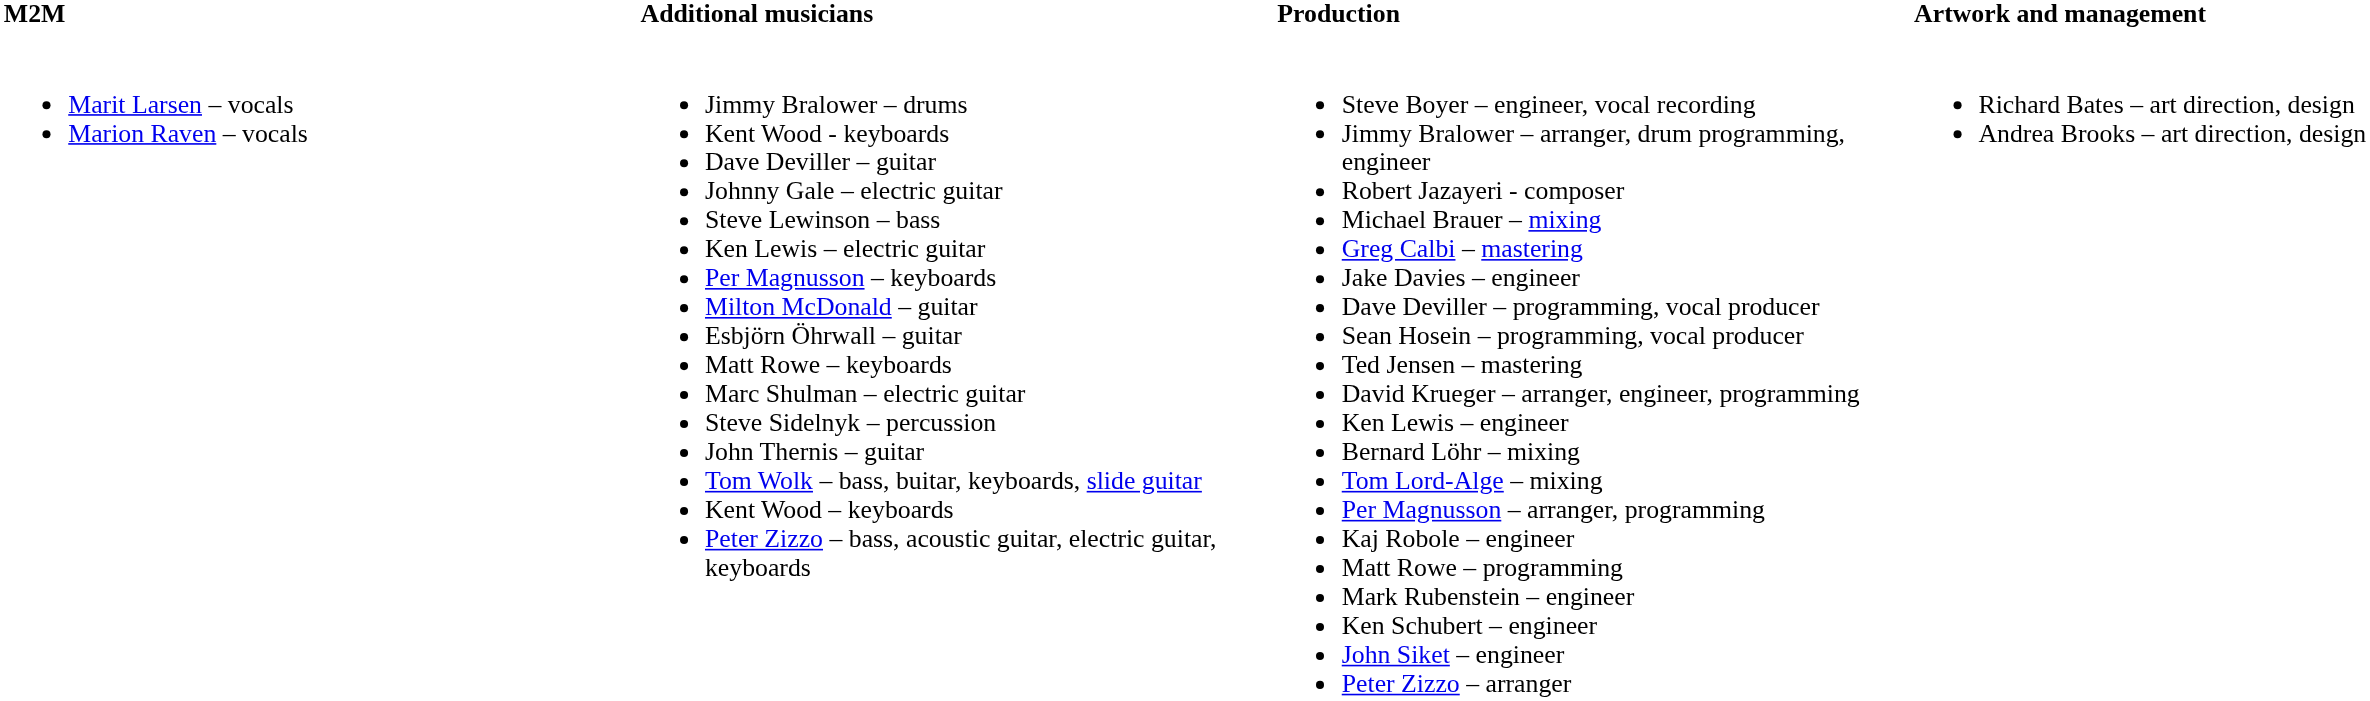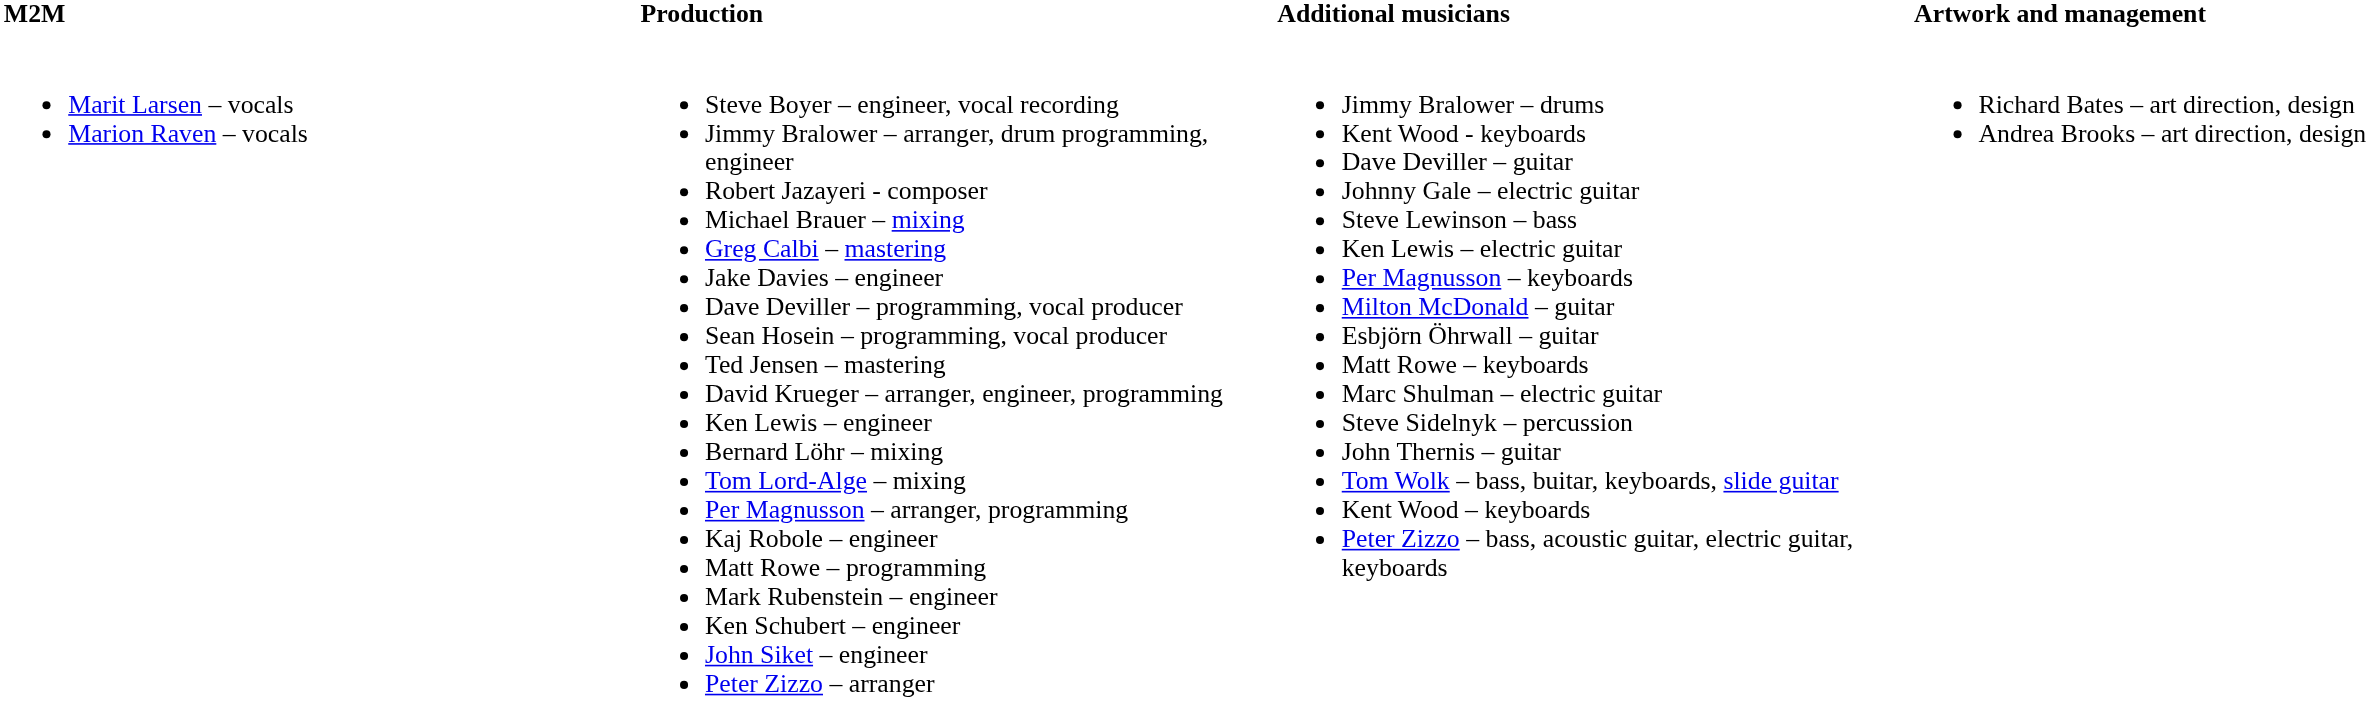columns swapped: (757, 14) <-> (1339, 14)
